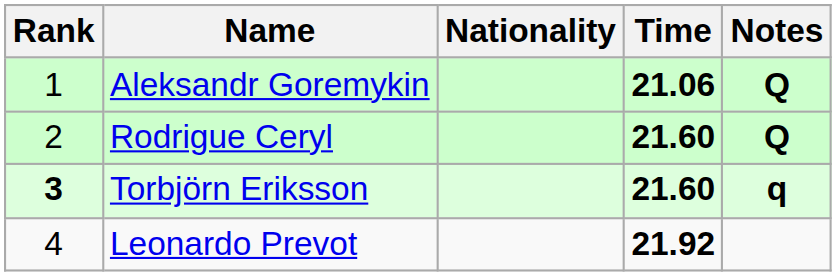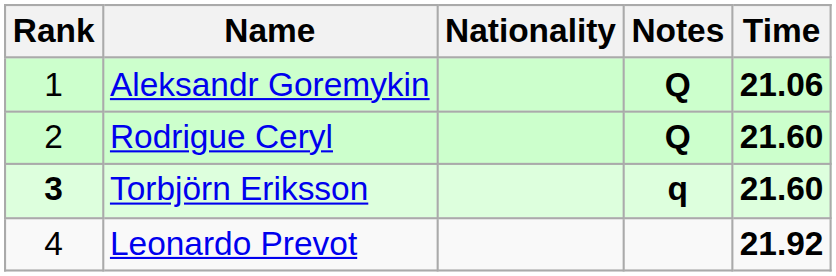columns swapped: (673, 31) <-> (777, 31)
